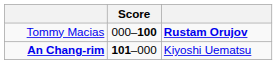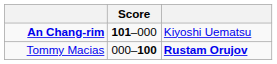rows swapped: (66, 51) <-> (65, 32)
